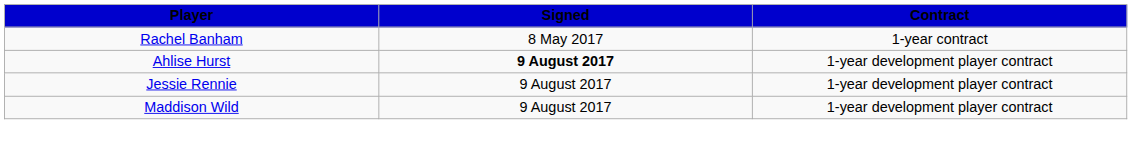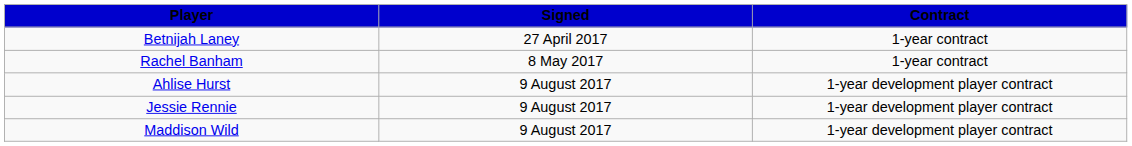+ row: (191, 38)
(566, 61) bold -> (566, 84) normal
